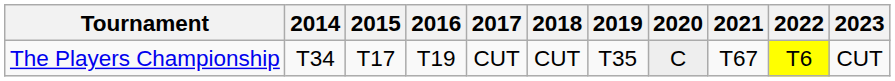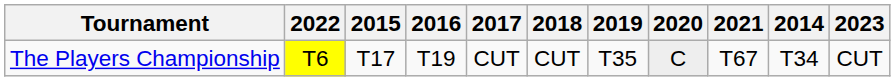columns swapped: (315, 23) <-> (799, 23)
